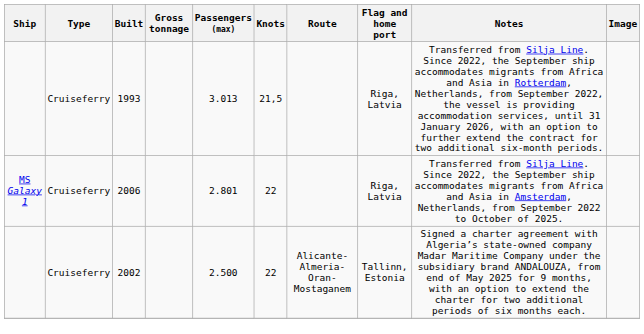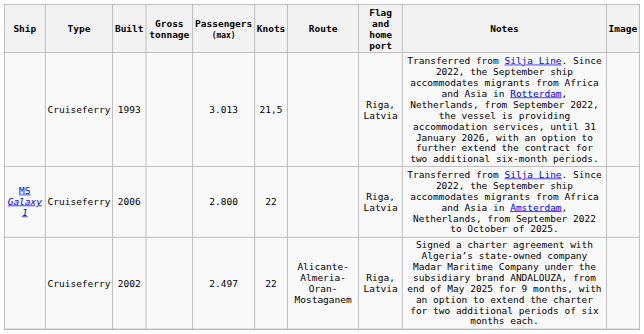(223, 191) 2.801 -> (224, 202) 2.800
(223, 272) 2.500 -> (224, 283) 2.497
(385, 272) Tallinn, Estonia -> (381, 283) Riga, Latvia
